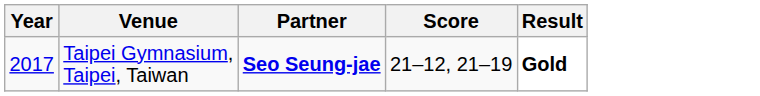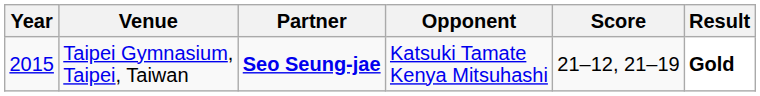+ column: (469, 21)
(32, 64) 2017 -> (32, 64) 2015
